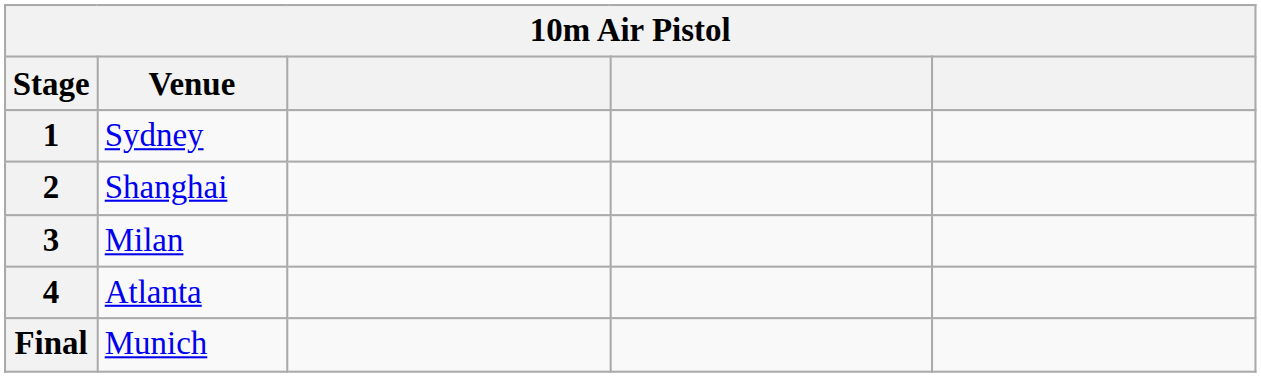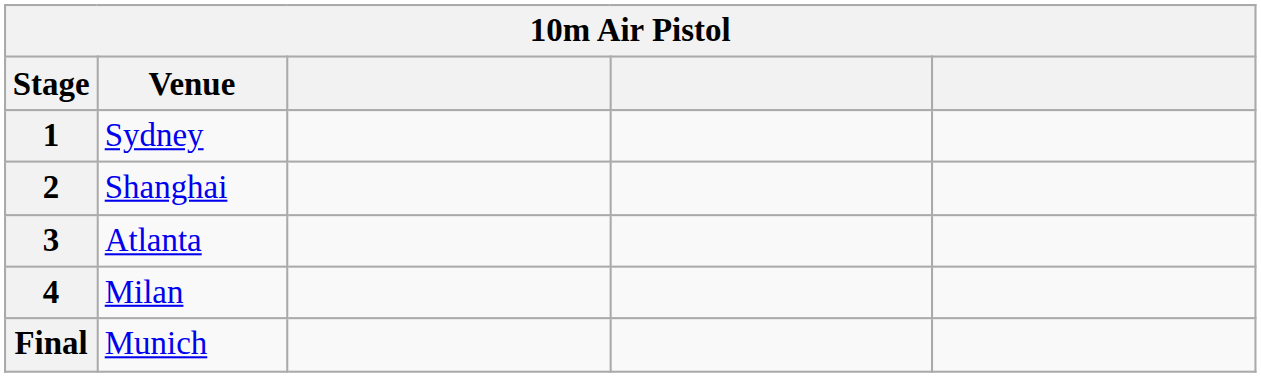(144, 239) Milan -> (153, 239) Atlanta
(153, 291) Atlanta -> (144, 291) Milan
